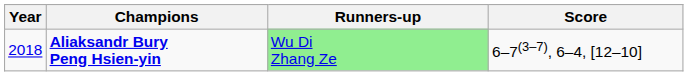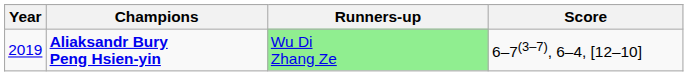(25, 50) 2018 -> (25, 50) 2019
